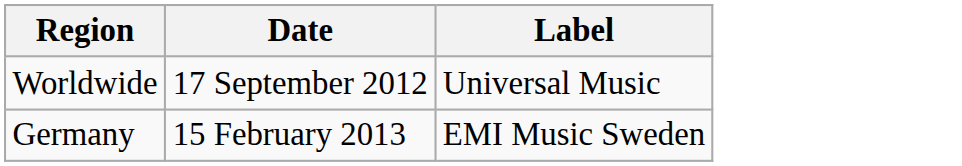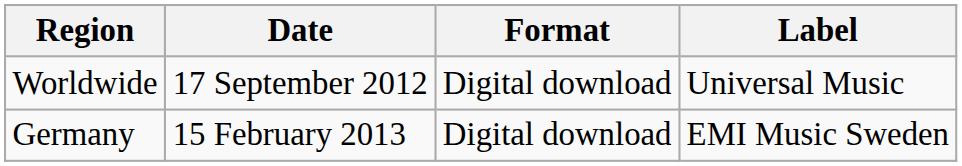+ column: (557, 30)
